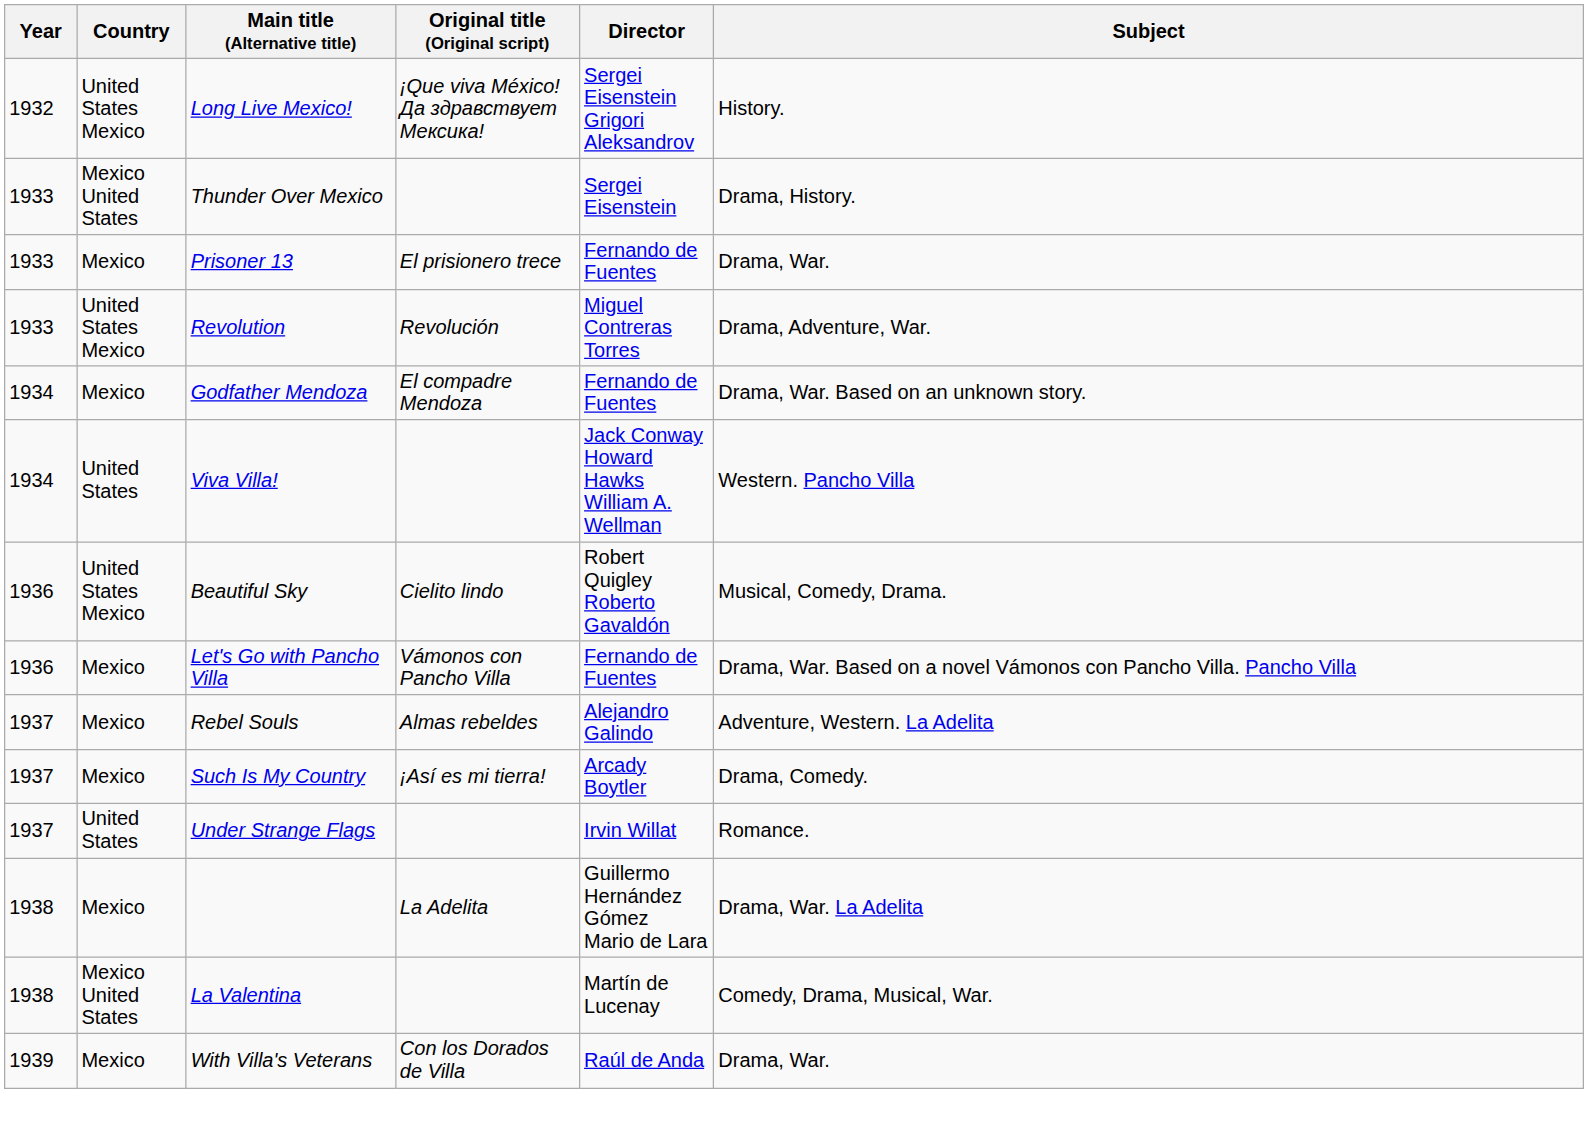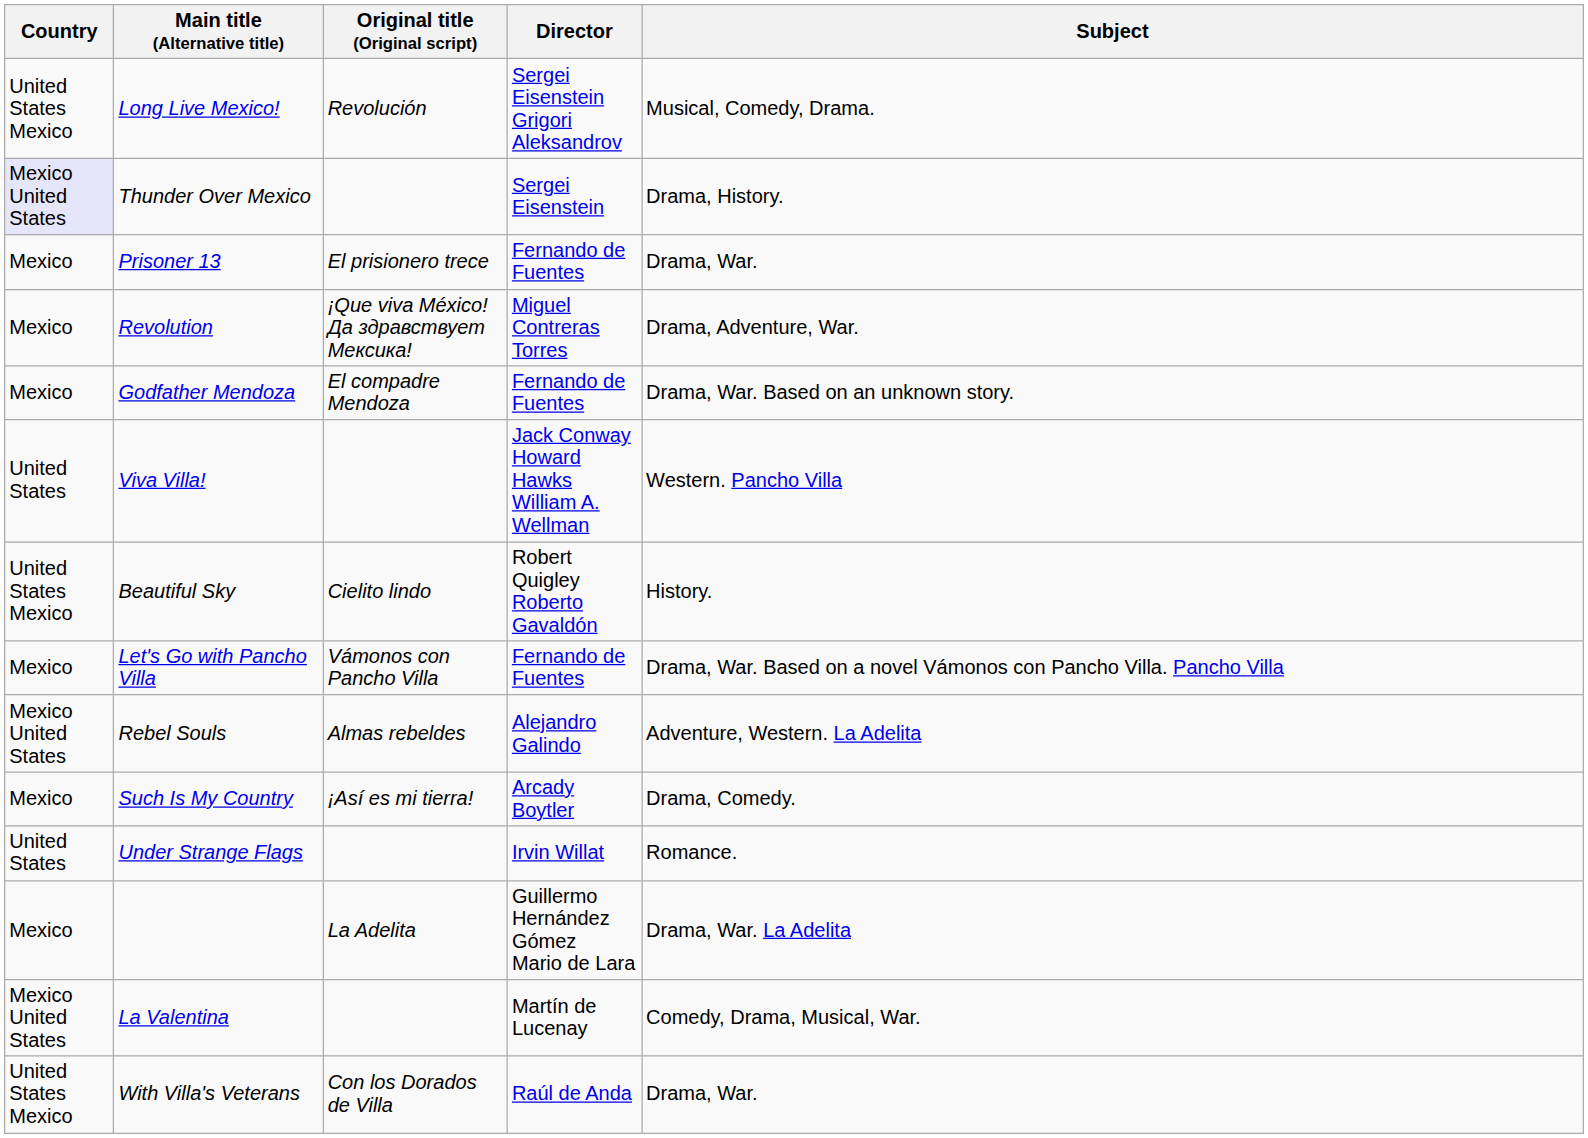- column: (41, 31)
(480, 108) ¡Que viva México! Да здравствует Мексика! -> (377, 108) Revolución
(751, 108) History. -> (760, 108) Musical, Comedy, Drama.
(113, 196) no background -> (41, 196) lavender background
(113, 327) United States Mexico -> (41, 327) Mexico
(449, 327) Revolución -> (408, 327) ¡Que viva México! Да здравствует Мексика!
(833, 591) Musical, Comedy, Drama. -> (679, 591) History.
(113, 722) Mexico -> (41, 733) Mexico United States
(113, 1060) Mexico -> (41, 1094) United States Mexico
